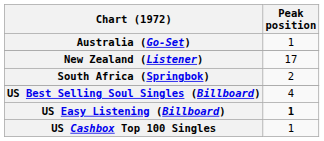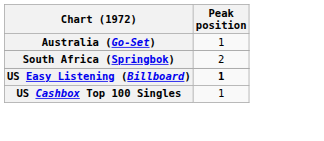- row: (134, 59)
- row: (134, 94)
